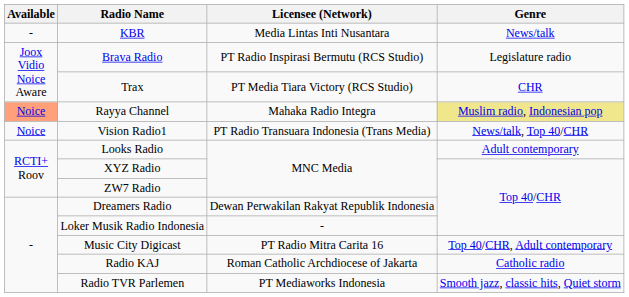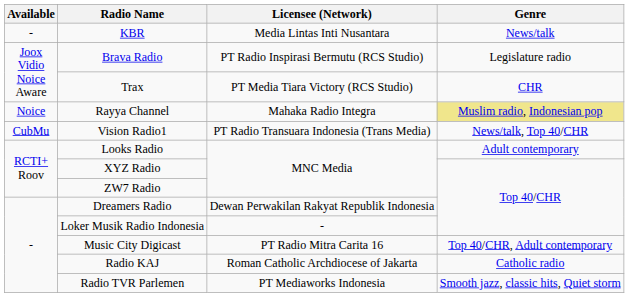(31, 111) lightsalmon background -> (31, 111) no background
(31, 130) Noice -> (31, 130) CubMu
